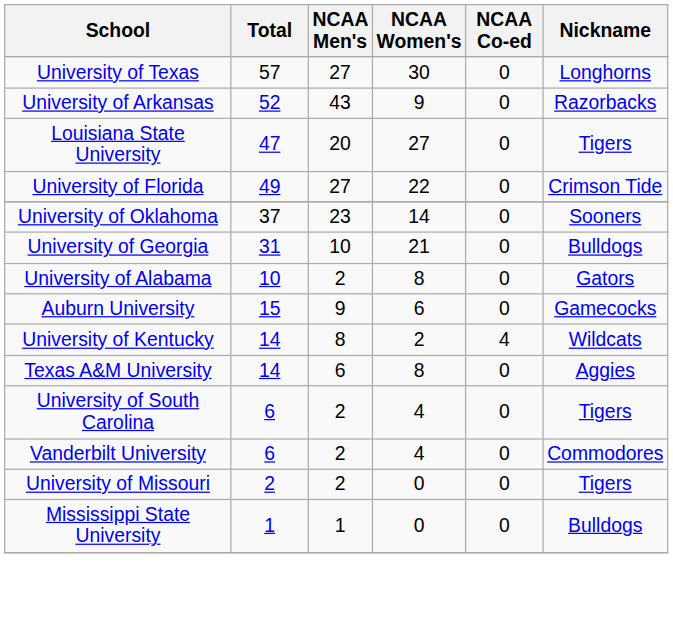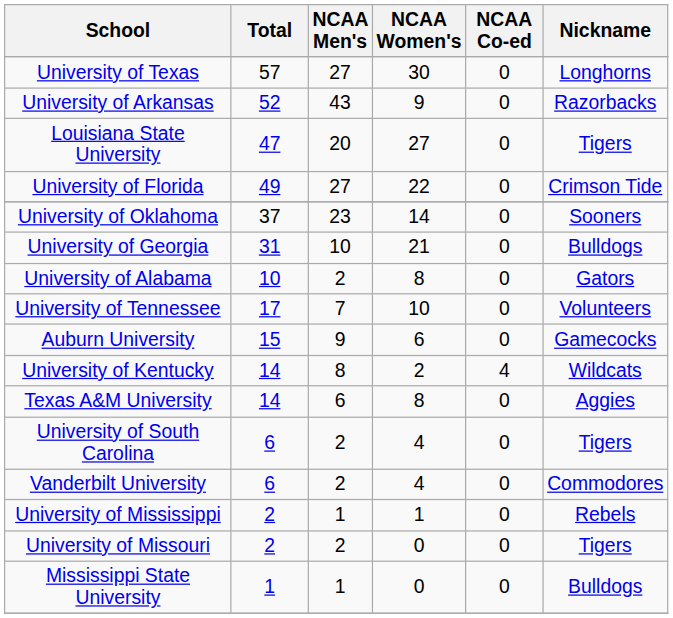+ row: (118, 309)
+ row: (118, 515)
